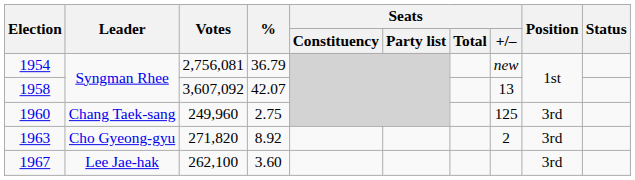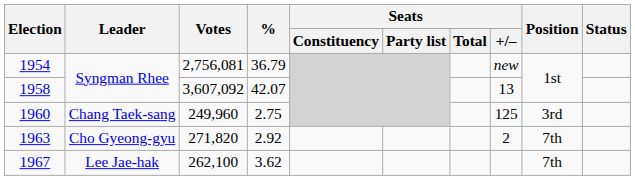(268, 138) 8.92 -> (268, 138) 2.92
(552, 138) 3rd -> (552, 138) 7th
(268, 162) 3.60 -> (268, 162) 3.62
(552, 162) 3rd -> (552, 162) 7th
